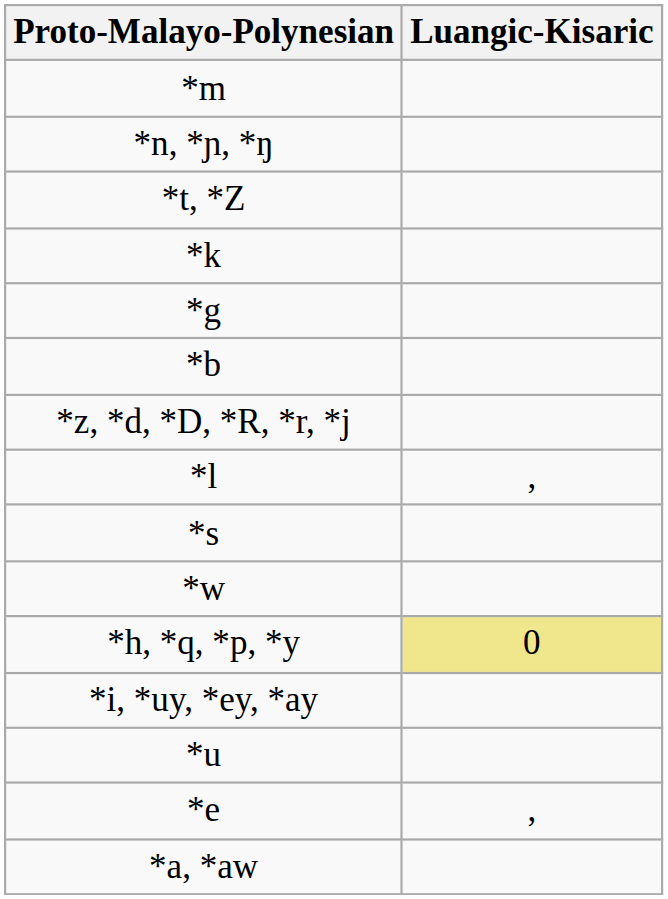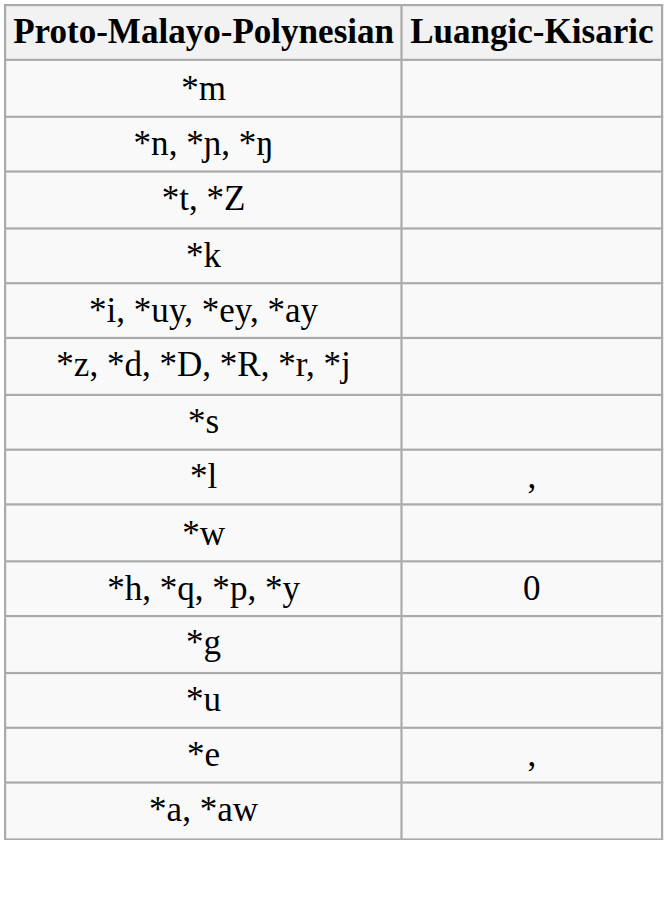rows swapped: (204, 310) <-> (204, 699)
- row: (204, 365)
rows swapped: (204, 476) <-> (204, 532)
(532, 643) khaki background -> (532, 587) no background
